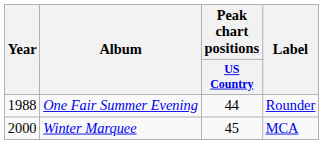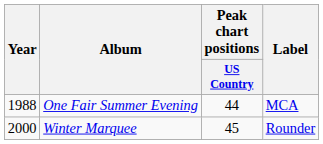(290, 105) Rounder -> (282, 105) MCA
(282, 128) MCA -> (290, 128) Rounder
